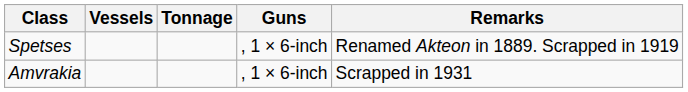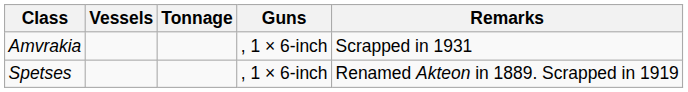rows swapped: (40, 45) <-> (45, 73)
